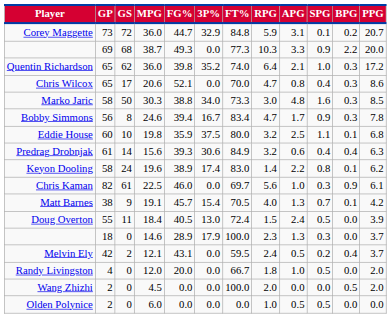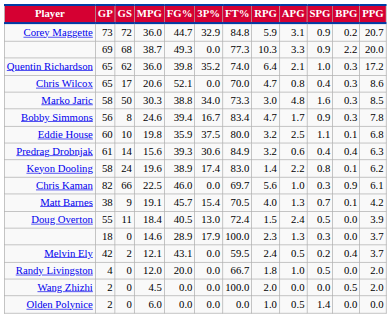(324, 32) 0.1 -> (324, 32) 0.9
(127, 185) 61 -> (127, 185) 66
(324, 304) 0.5 -> (324, 304) 1.4
